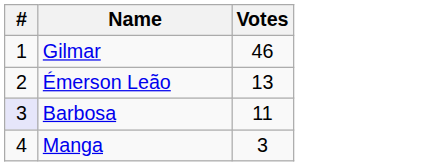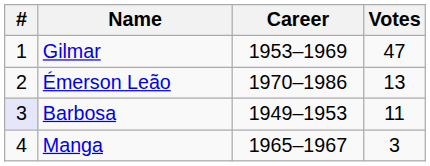+ column: (298, 20)
(262, 51) 46 -> (395, 51) 47
